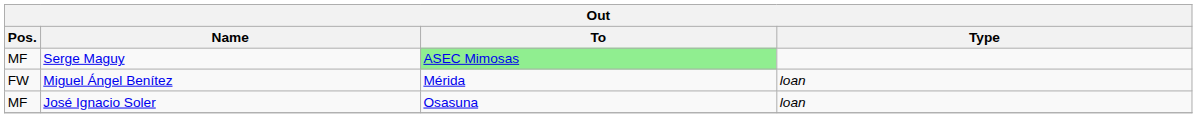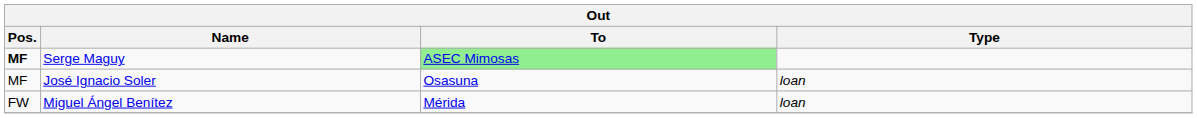(18, 59) normal -> (18, 59) bold
rows swapped: (100, 102) <-> (108, 81)
